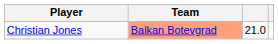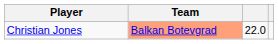(255, 30) 21.0 -> (255, 30) 22.0
